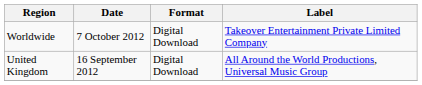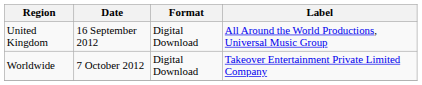rows swapped: (27, 65) <-> (31, 36)
